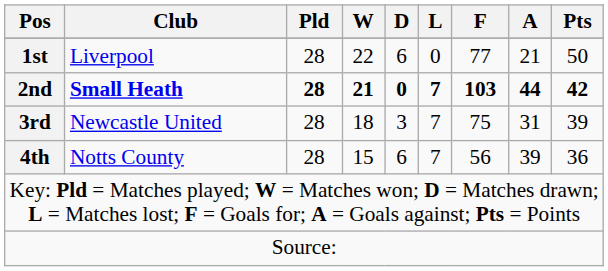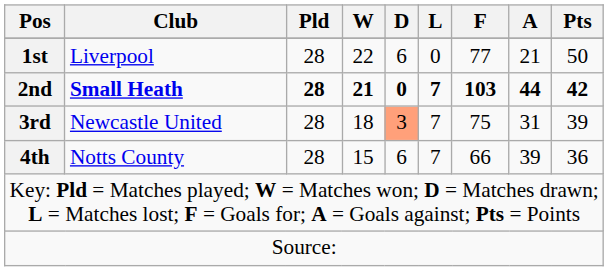(402, 122) no background -> (402, 122) lightsalmon background
(480, 156) 56 -> (480, 156) 66
